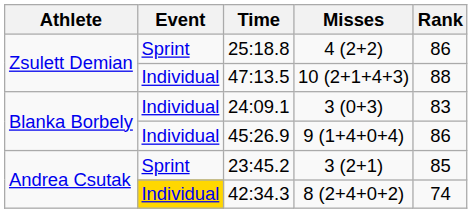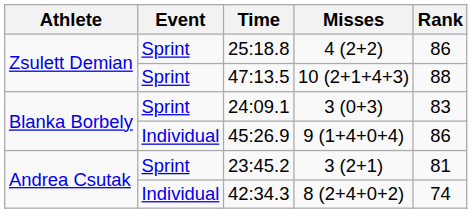(180, 78) Individual -> (166, 78) Sprint
(180, 107) Individual -> (166, 107) Sprint
(440, 165) 85 -> (440, 165) 81
(180, 194) gold background -> (180, 194) no background
